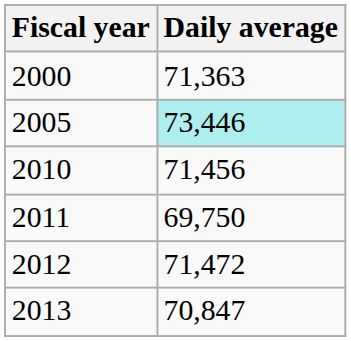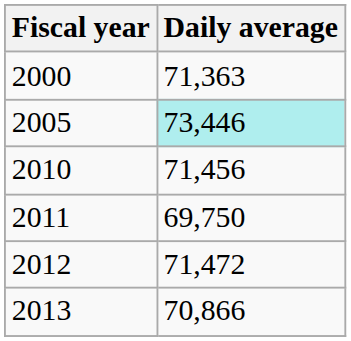(204, 311) 70,847 -> (204, 311) 70,866
